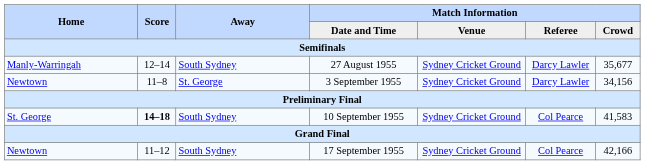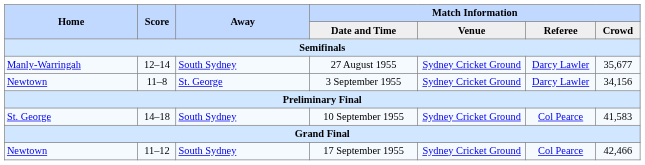(157, 116) bold -> (157, 116) normal
(618, 151) 42,166 -> (618, 151) 42,466
